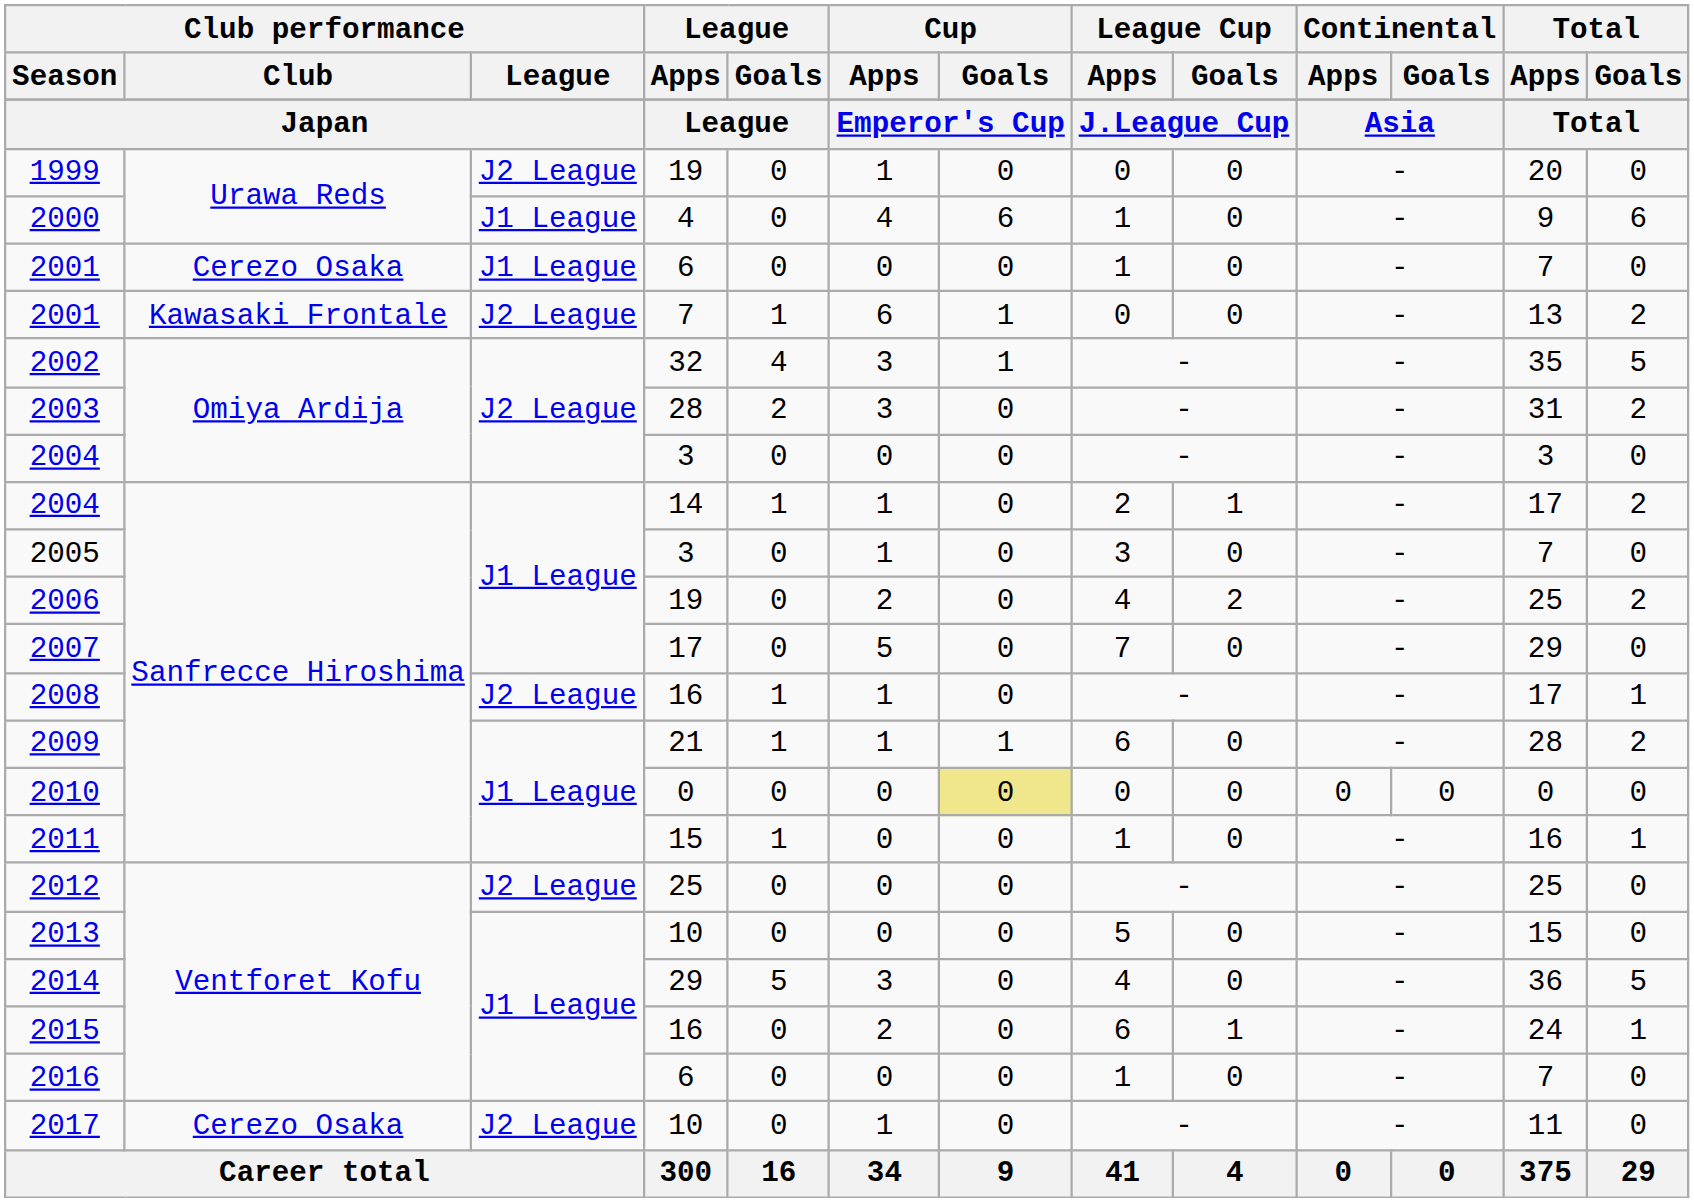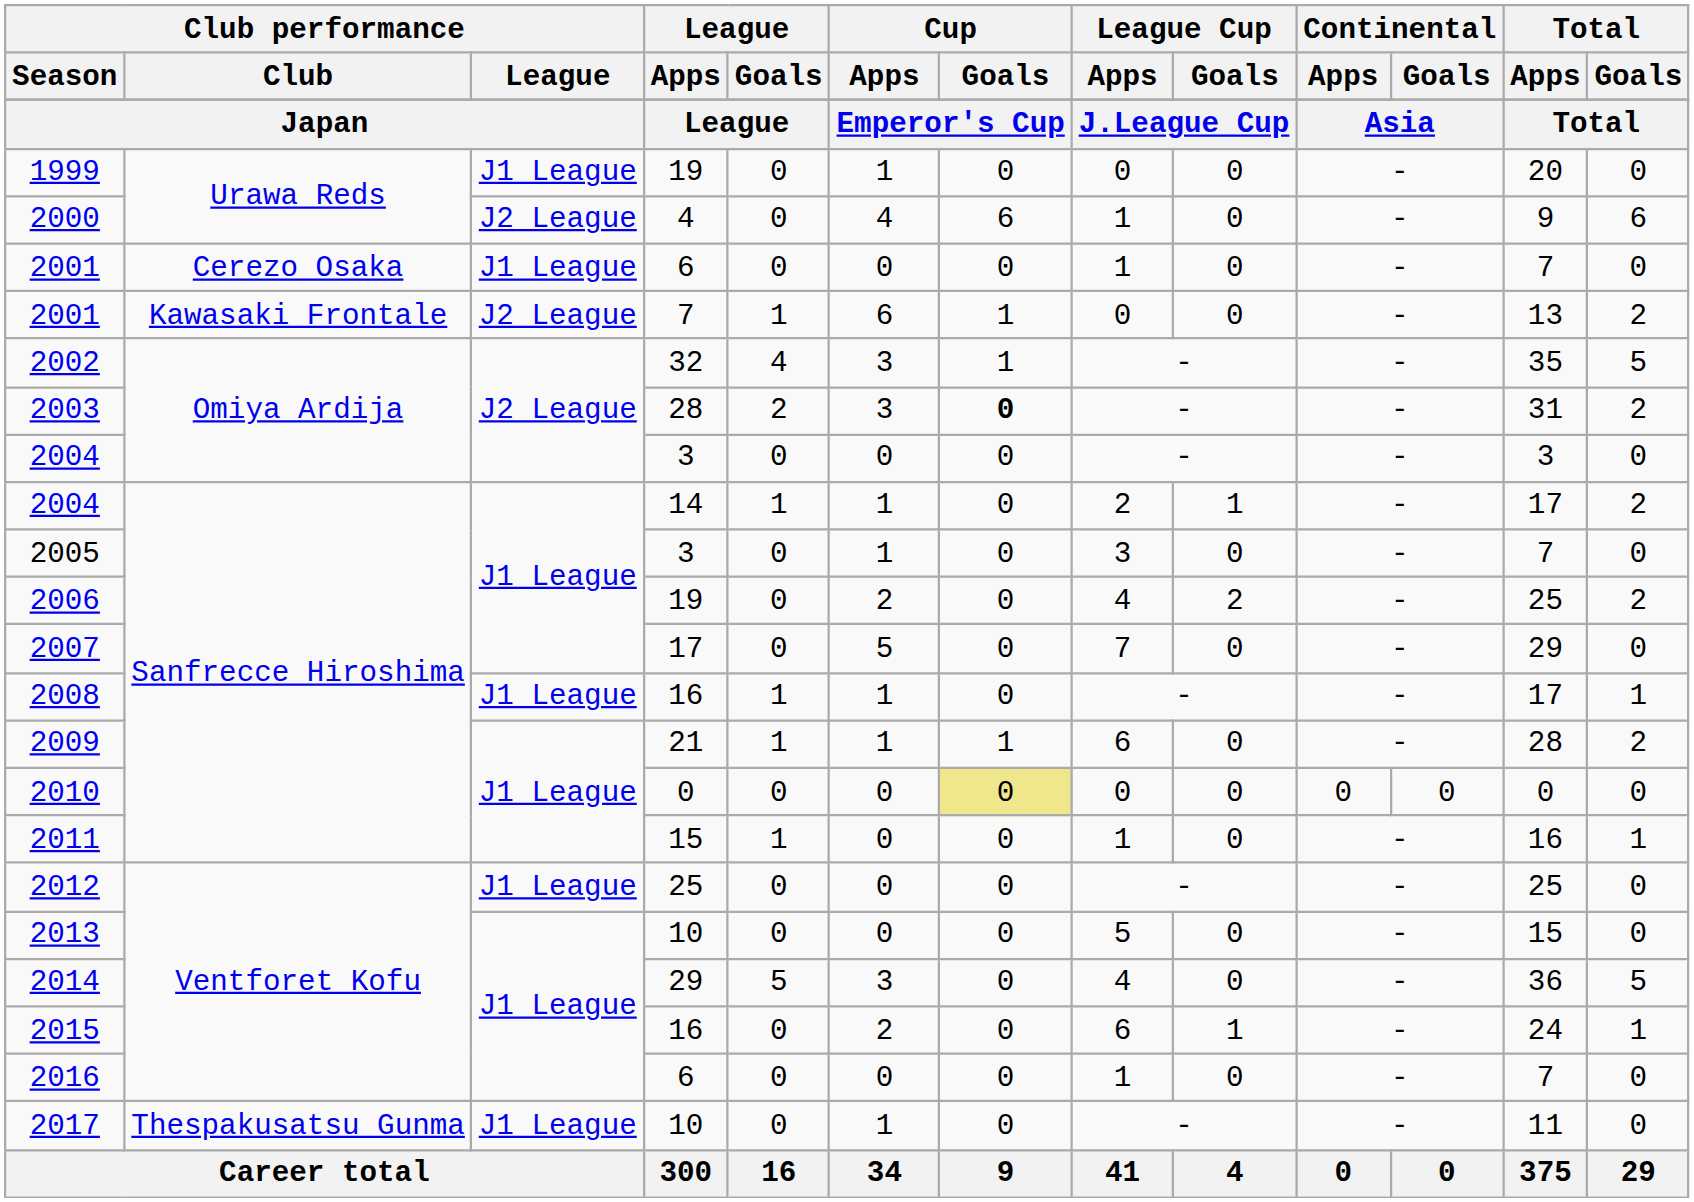(558, 172) J2 League -> (558, 172) J1 League
(558, 220) J1 League -> (558, 220) J2 League
(1005, 410) normal -> (1005, 410) bold
(558, 696) J2 League -> (558, 696) J1 League
(558, 887) J2 League -> (558, 887) J1 League
(298, 1125) Cerezo Osaka -> (298, 1125) Thespakusatsu Gunma
(558, 1125) J2 League -> (558, 1125) J1 League
